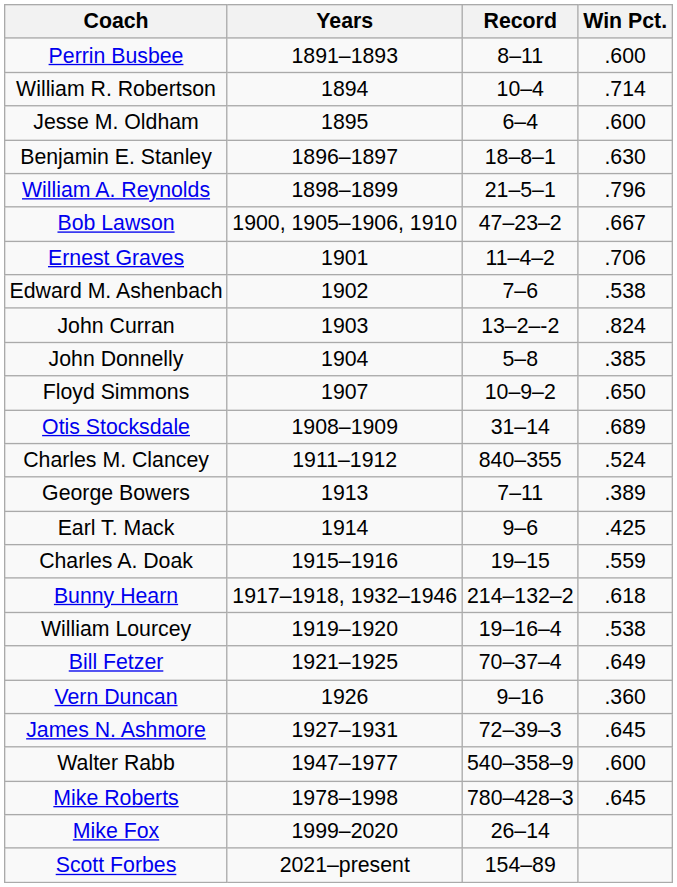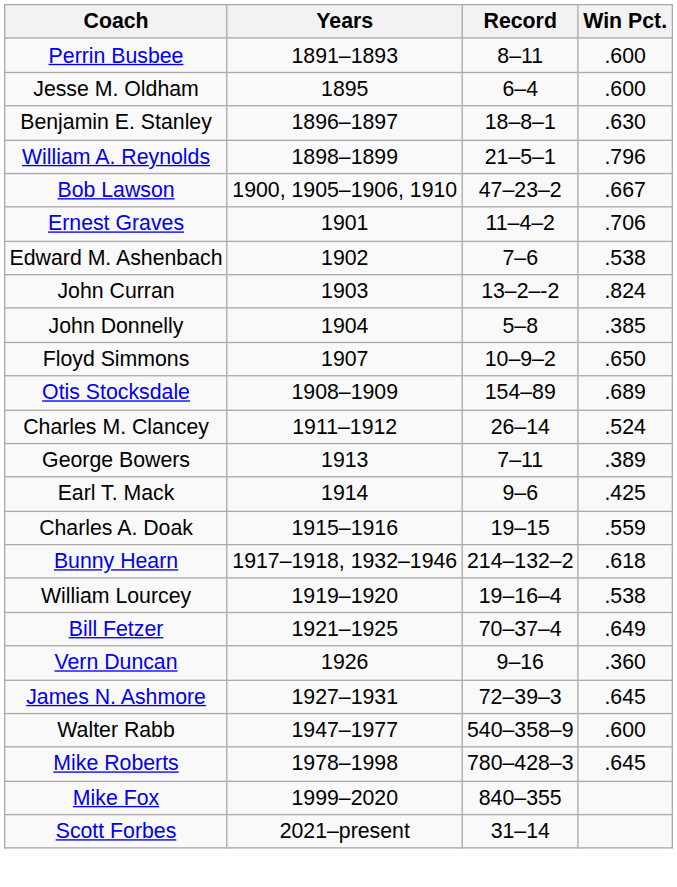- row: (116, 88)
(520, 426) 31–14 -> (520, 392) 154–89
(520, 460) 840–355 -> (520, 426) 26–14
(520, 831) 26–14 -> (520, 797) 840–355
(520, 865) 154–89 -> (520, 831) 31–14
